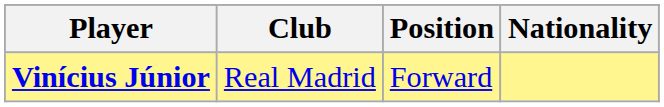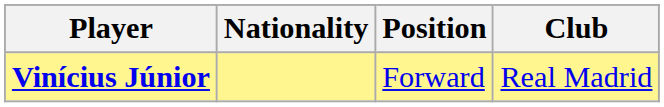columns swapped: (580, 28) <-> (300, 28)
